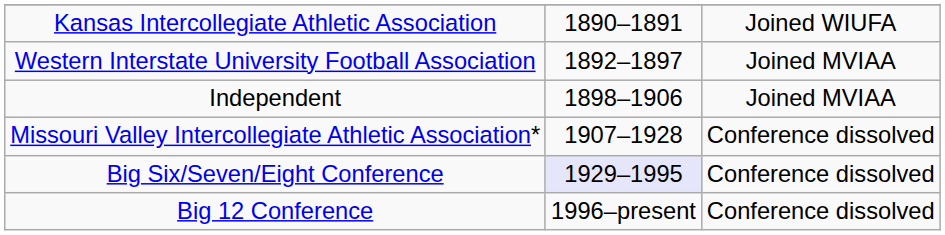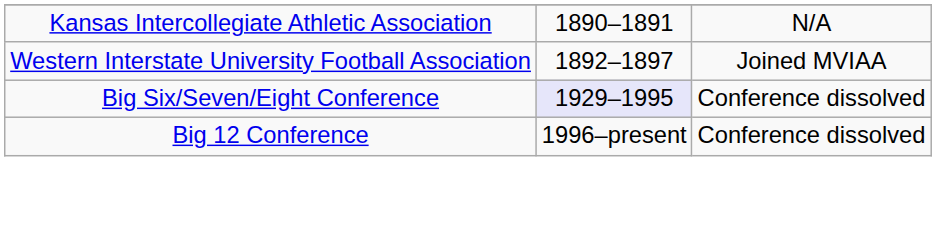(821, 23) Joined WIUFA -> (811, 23) N/A
- row: (275, 98)
- row: (275, 135)
